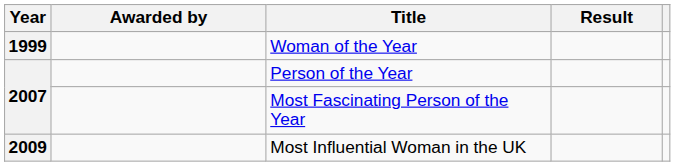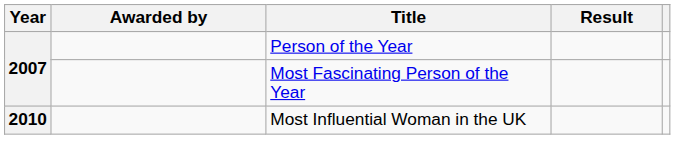- row: (344, 45)
(28, 147) 2009 -> (28, 119) 2010
